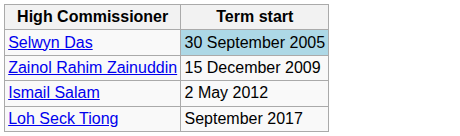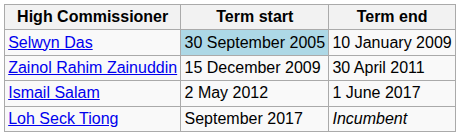+ column: (392, 17)
